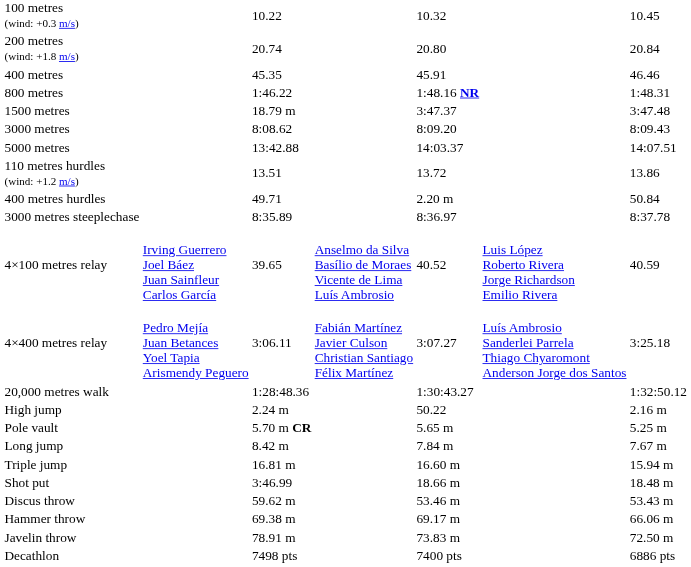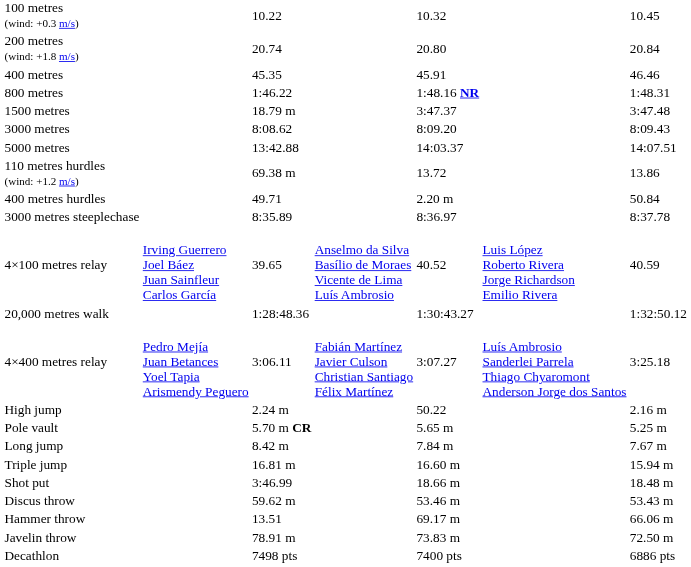(267, 173) 13.51 -> (274, 173) 69.38 m
rows swapped: (56, 343) <-> (57, 391)
(274, 519) 69.38 m -> (267, 519) 13.51
